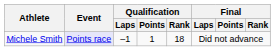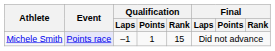(179, 39) 18 -> (179, 39) 15
